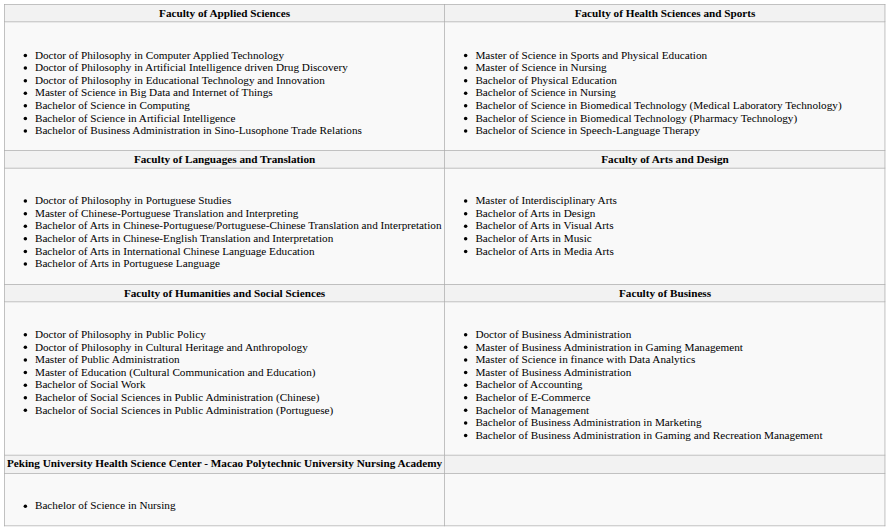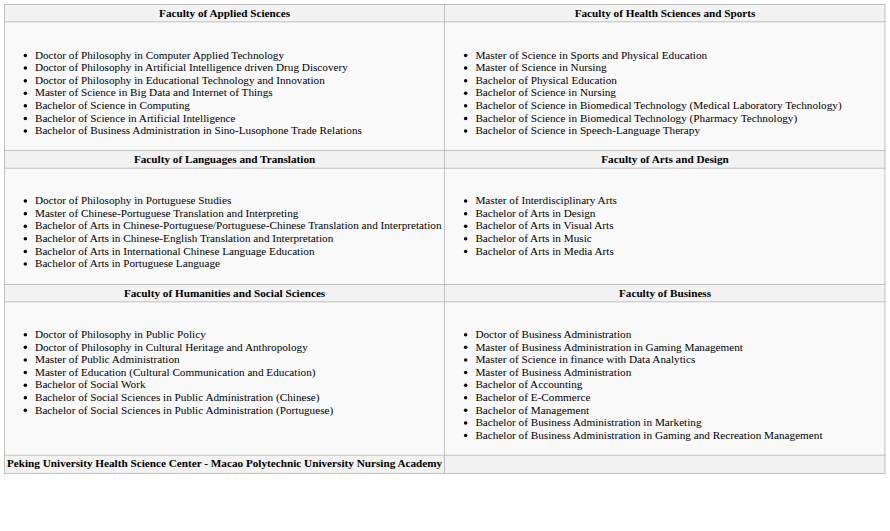- row: (225, 506)
